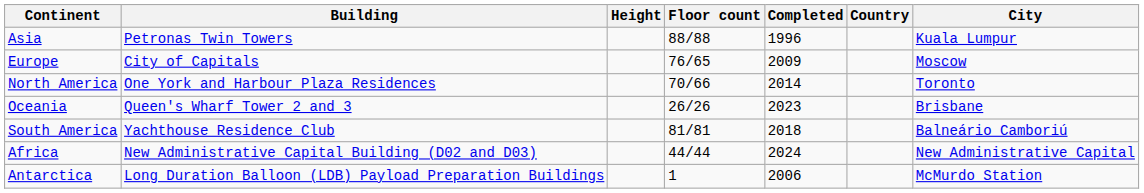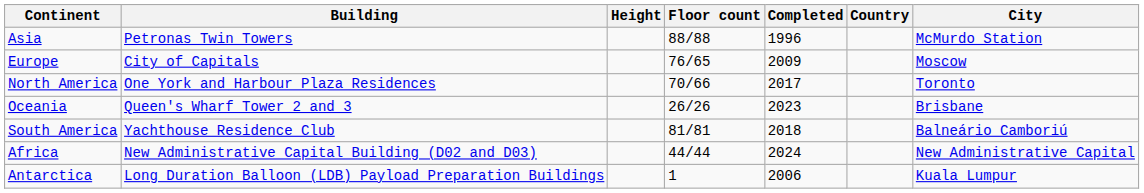(966, 39) Kuala Lumpur -> (979, 39) McMurdo Station
(785, 85) 2014 -> (785, 85) 2017
(979, 176) McMurdo Station -> (966, 176) Kuala Lumpur
